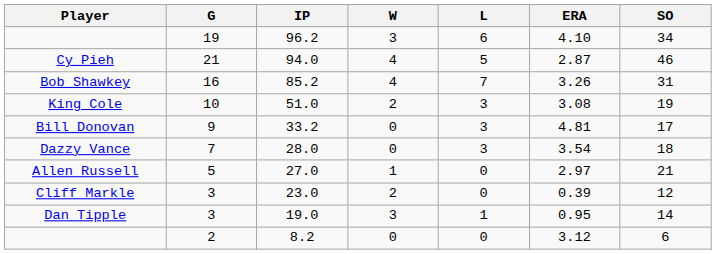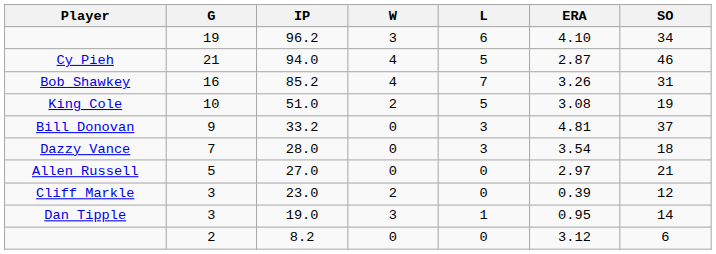(484, 105) 3 -> (484, 105) 5
(665, 127) 17 -> (665, 127) 37
(393, 171) 1 -> (393, 171) 0
